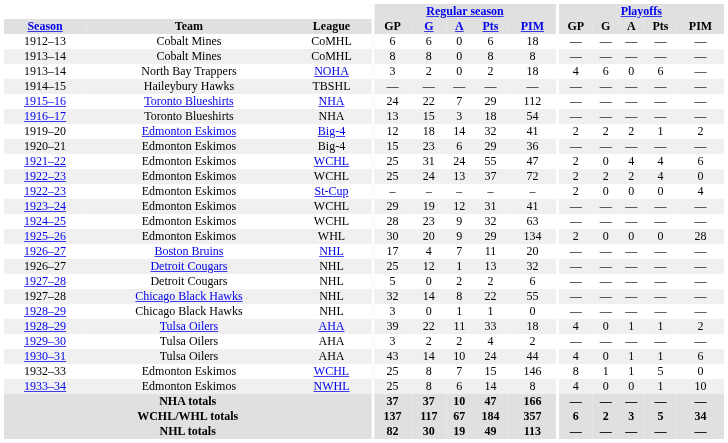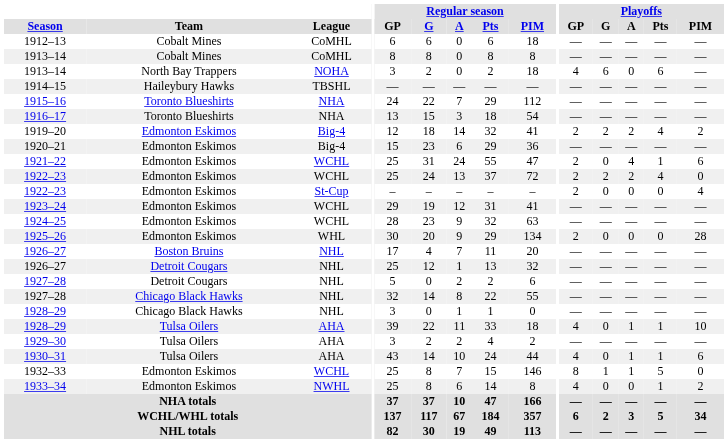(660, 131) 1 -> (660, 131) 4
(660, 161) 4 -> (660, 161) 1
(701, 326) 2 -> (701, 326) 10
(701, 386) 10 -> (701, 386) 2
